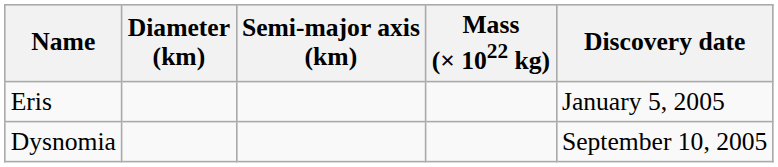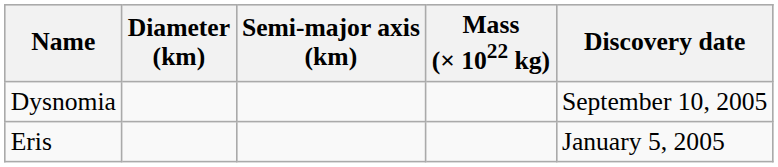rows swapped: (31, 101) <-> (63, 141)
